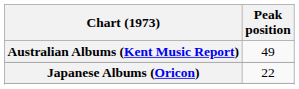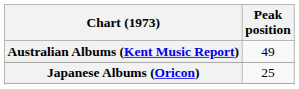(268, 72) 22 -> (268, 72) 25
